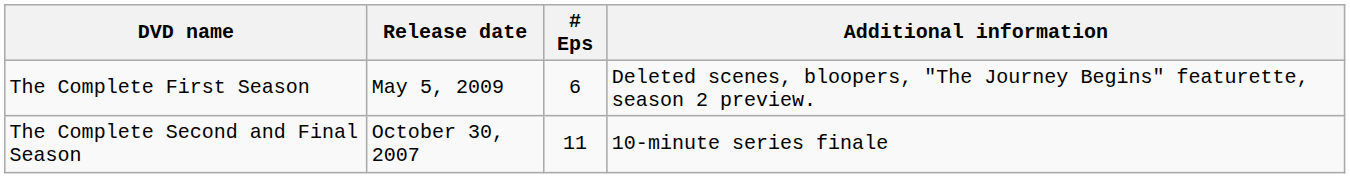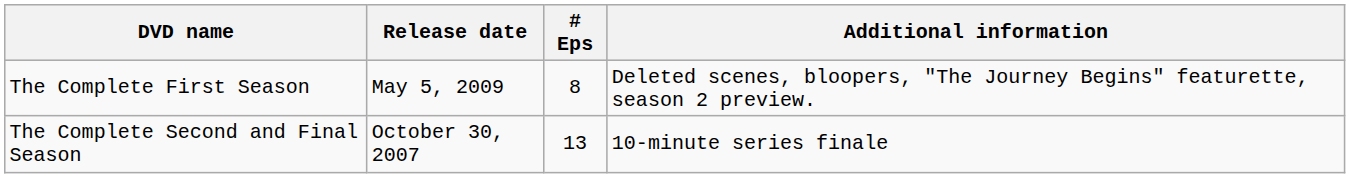(575, 88) 6 -> (575, 88) 8
(575, 144) 11 -> (575, 144) 13
